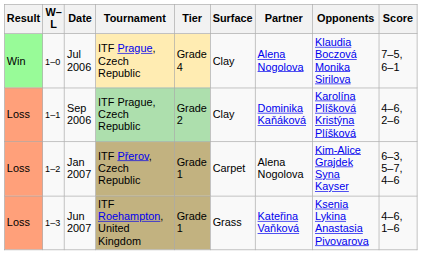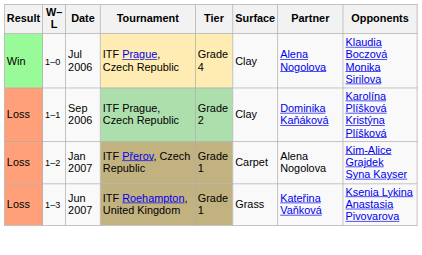- column: (398, 19)
